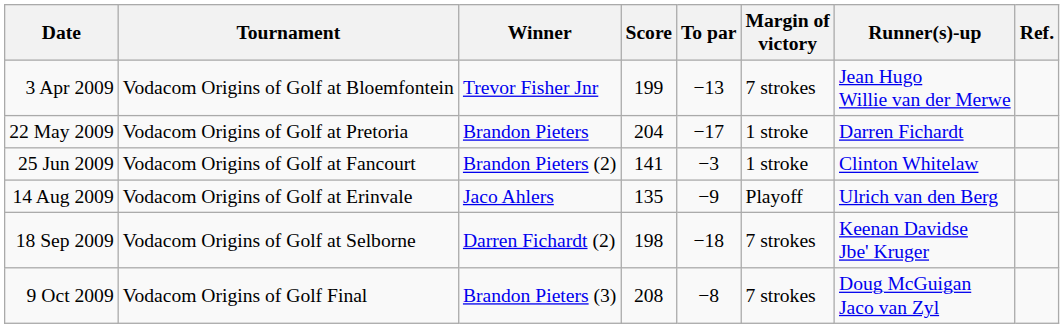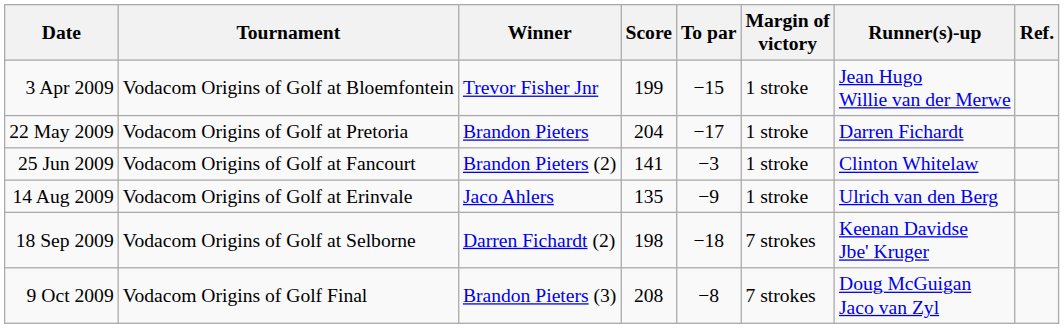(709, 88) −13 -> (709, 88) −15
(781, 88) 7 strokes -> (777, 88) 1 stroke
(774, 196) Playoff -> (777, 196) 1 stroke
